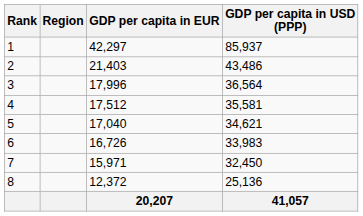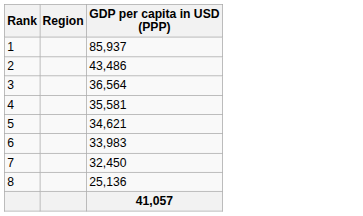- column: (154, 20)
